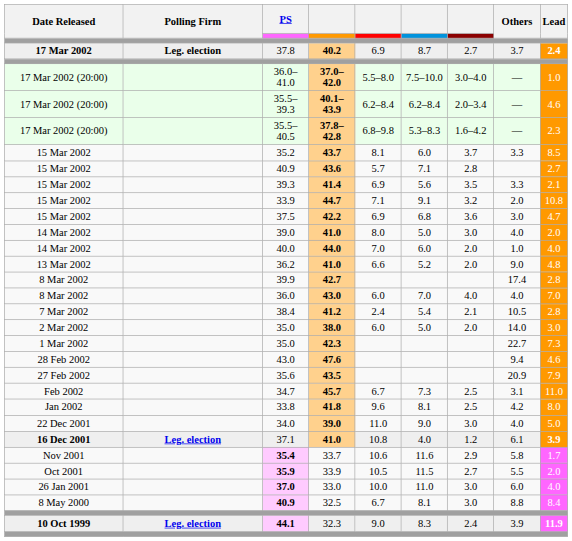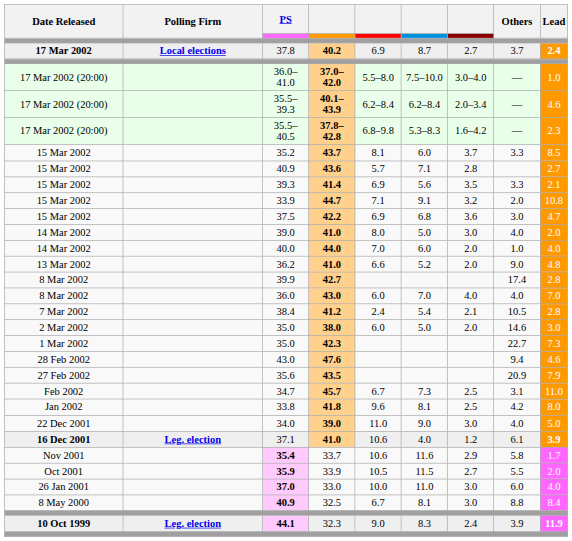(193, 51) Leg. election -> (193, 51) Local elections
(517, 328) 14.0 -> (517, 328) 14.6
(378, 439) 10.8 -> (378, 439) 10.6
